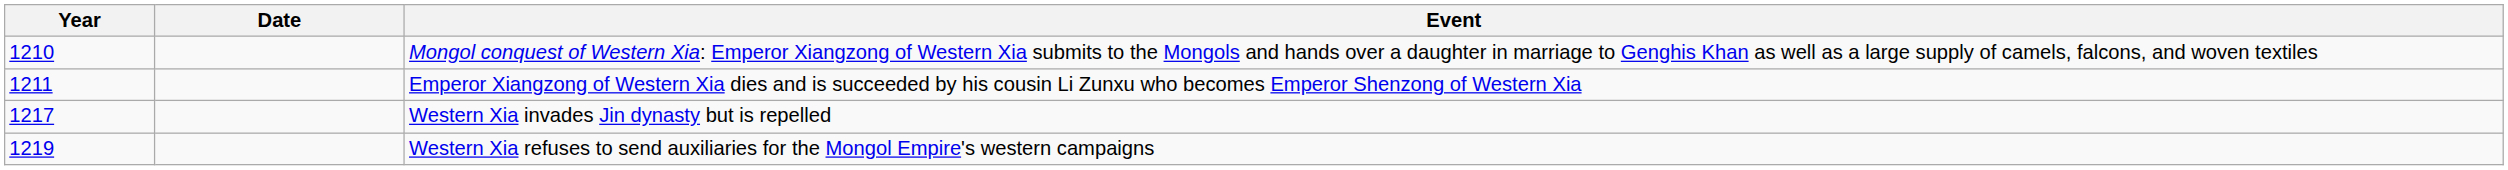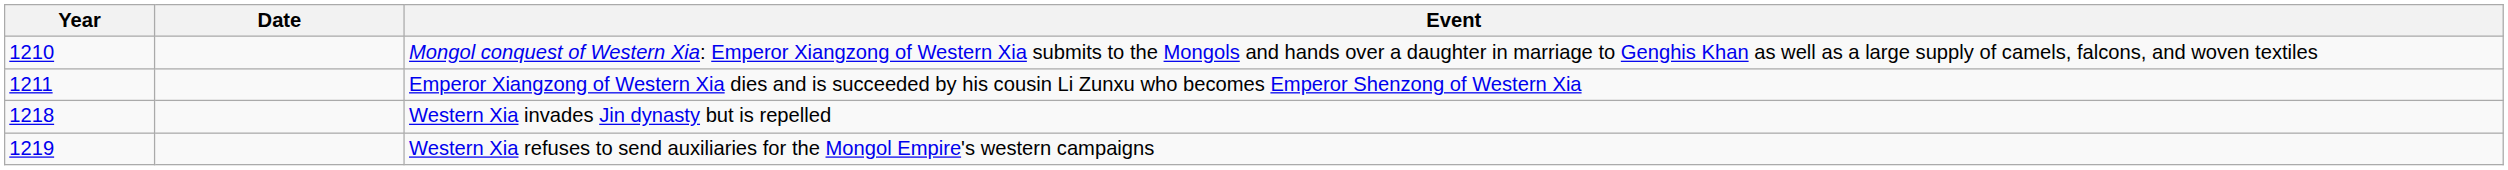(32, 116) 1217 -> (32, 116) 1218
